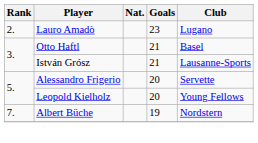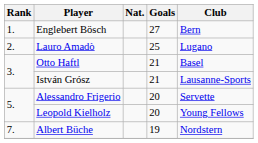+ row: (71, 29)
(155, 29) 23 -> (155, 46) 25
